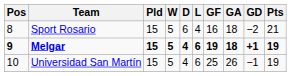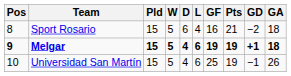columns swapped: (234, 12) <-> (275, 12)
